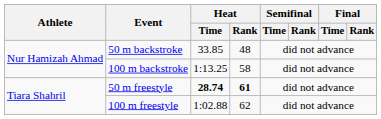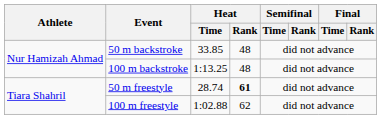(245, 68) 58 -> (245, 68) 48
(210, 87) bold -> (210, 87) normal
